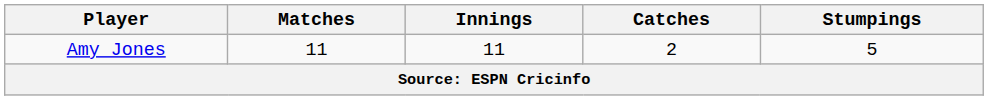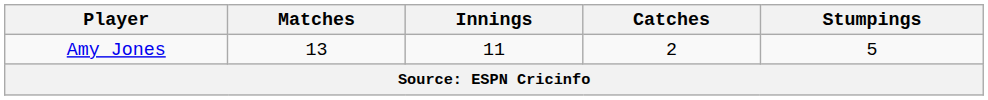(317, 50) 11 -> (317, 50) 13
